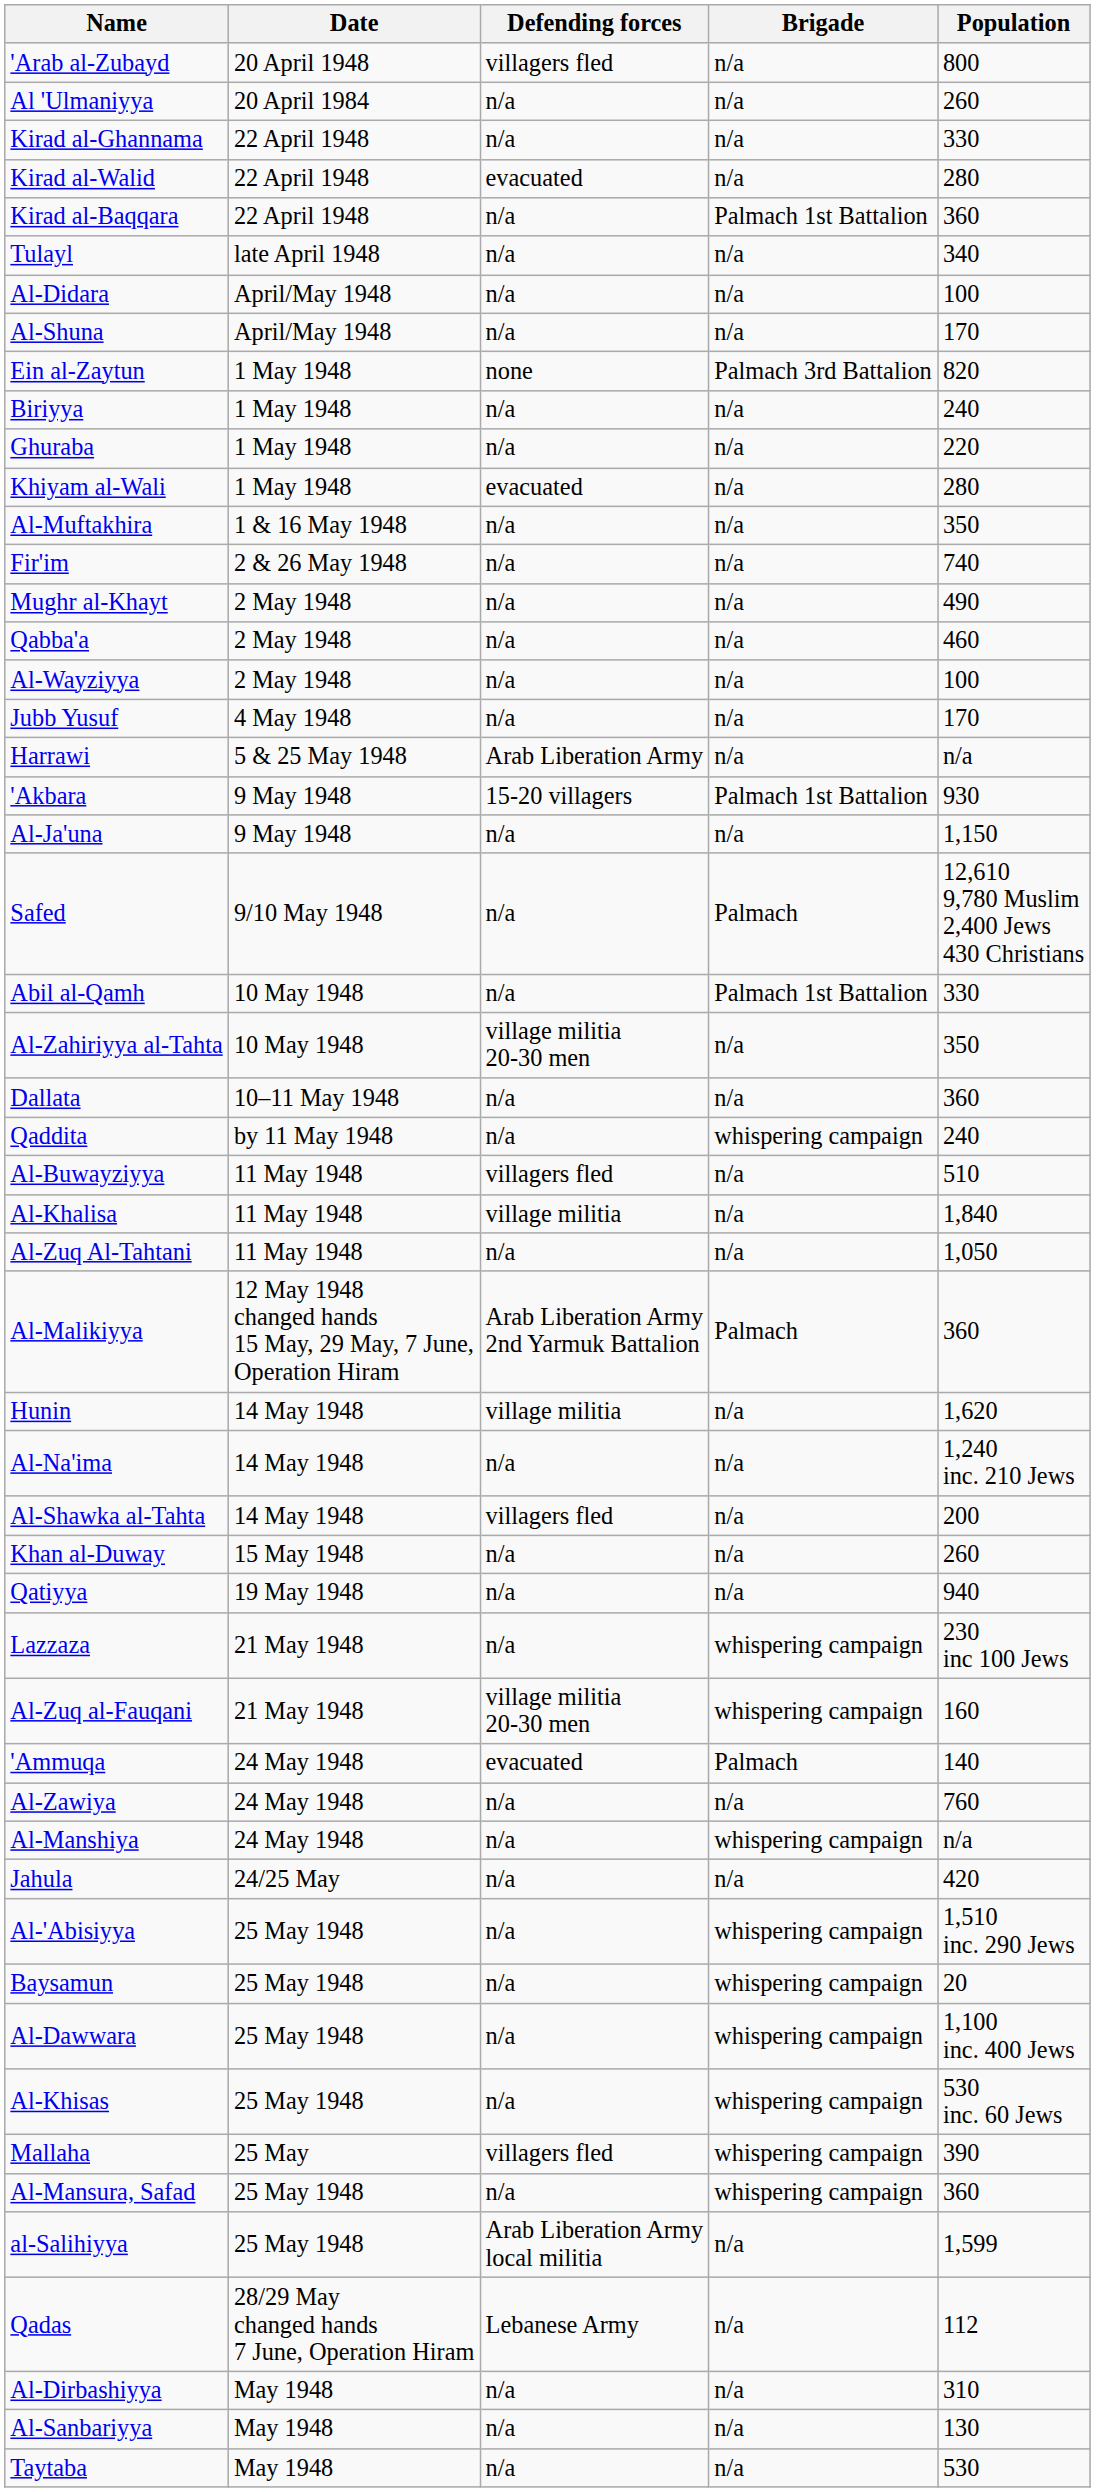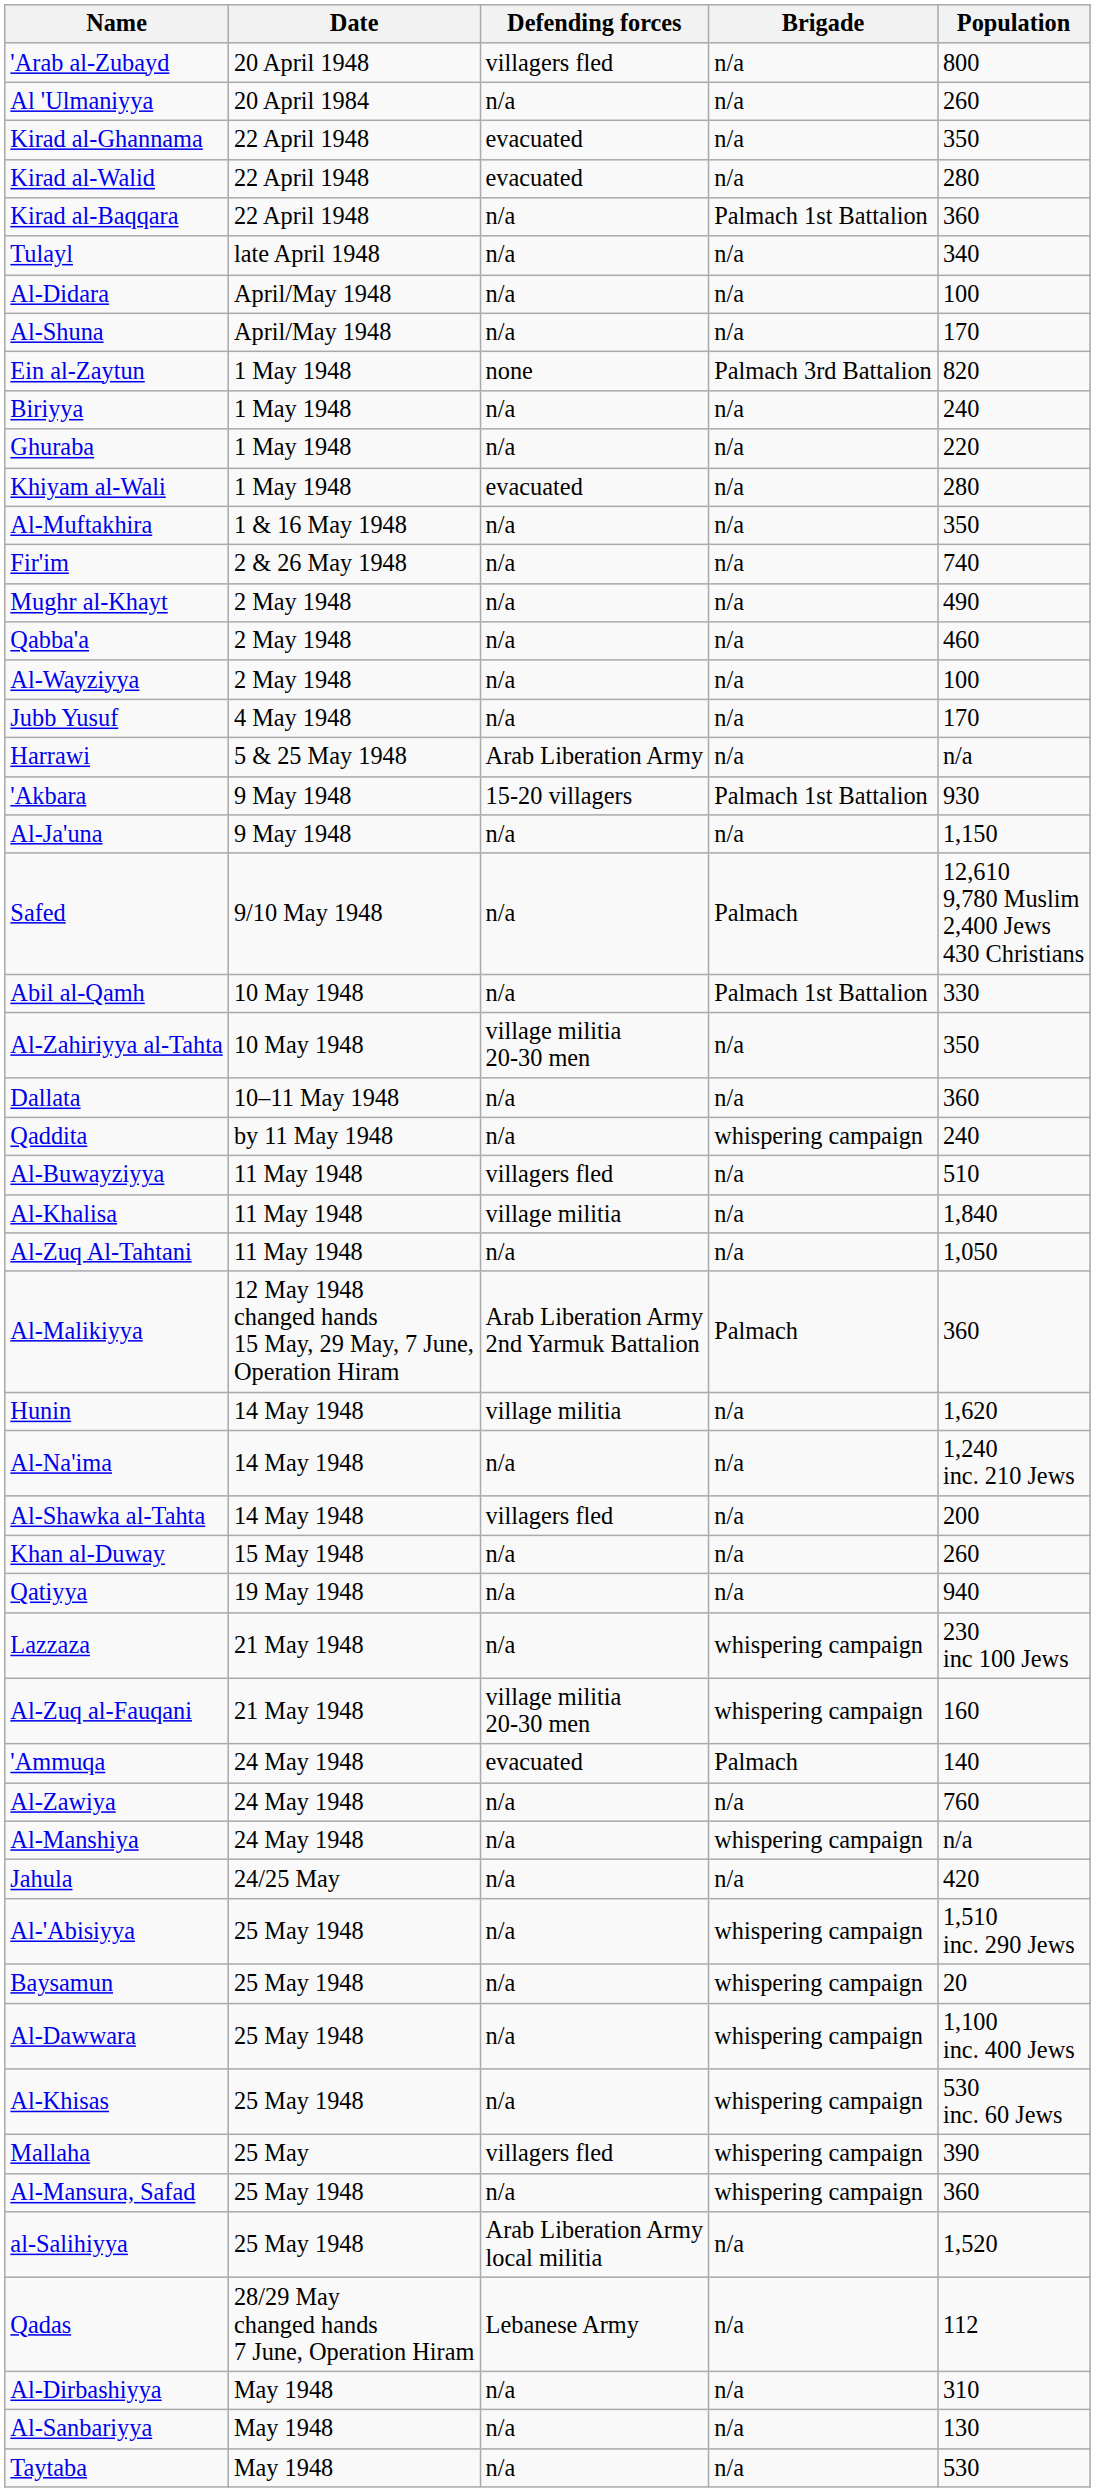(500, 139) n/a -> (534, 139) evacuated
(961, 139) 330 -> (961, 139) 350
(970, 2244) 1,599 -> (970, 2244) 1,520
